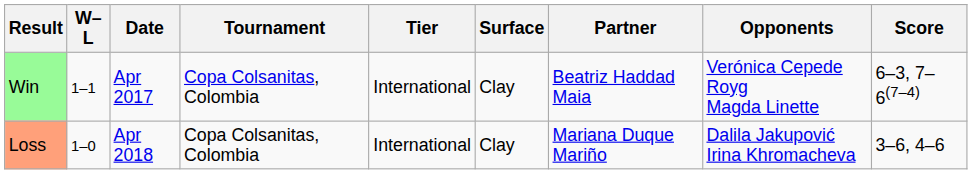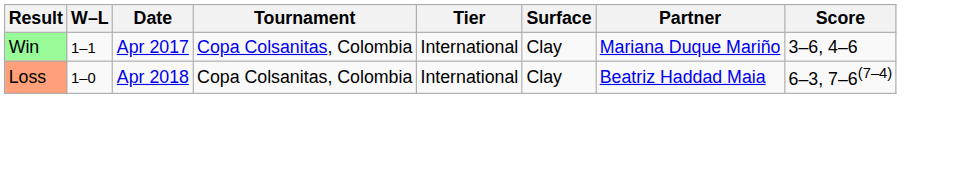- column: (787, 28)
(614, 86) Beatriz Haddad Maia -> (690, 46) Mariana Duque Mariño
(905, 86) 6–3, 7–6(7–4) -> (823, 46) 3–6, 4–6
(613, 144) Mariana Duque Mariño -> (683, 77) Beatriz Haddad Maia
(910, 144) 3–6, 4–6 -> (840, 77) 6–3, 7–6(7–4)
